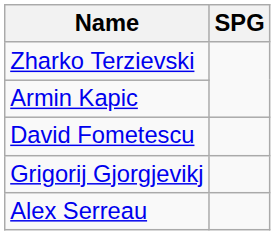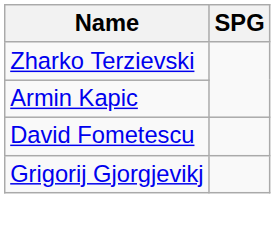- row: (79, 211)
